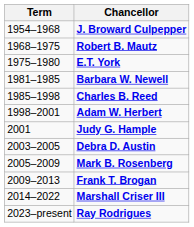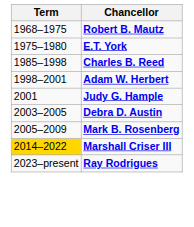- row: (131, 29)
- row: (122, 79)
- row: (116, 180)
(34, 197) no background -> (40, 146) gold background
